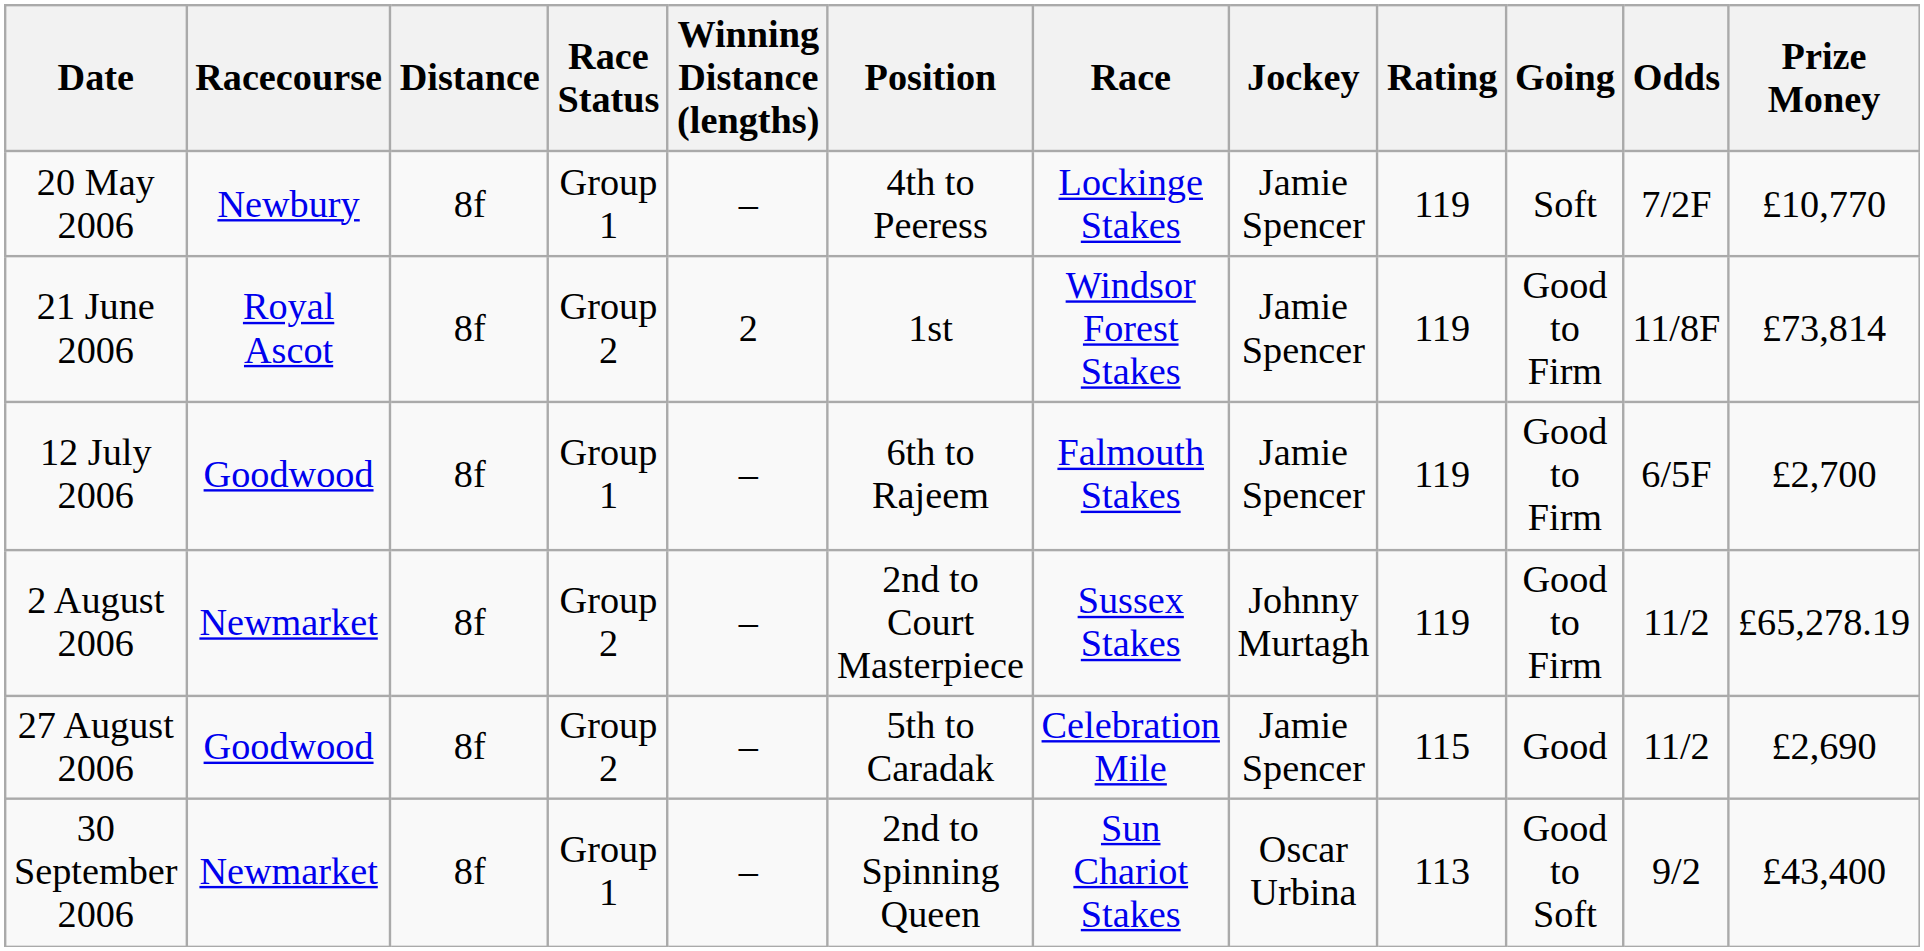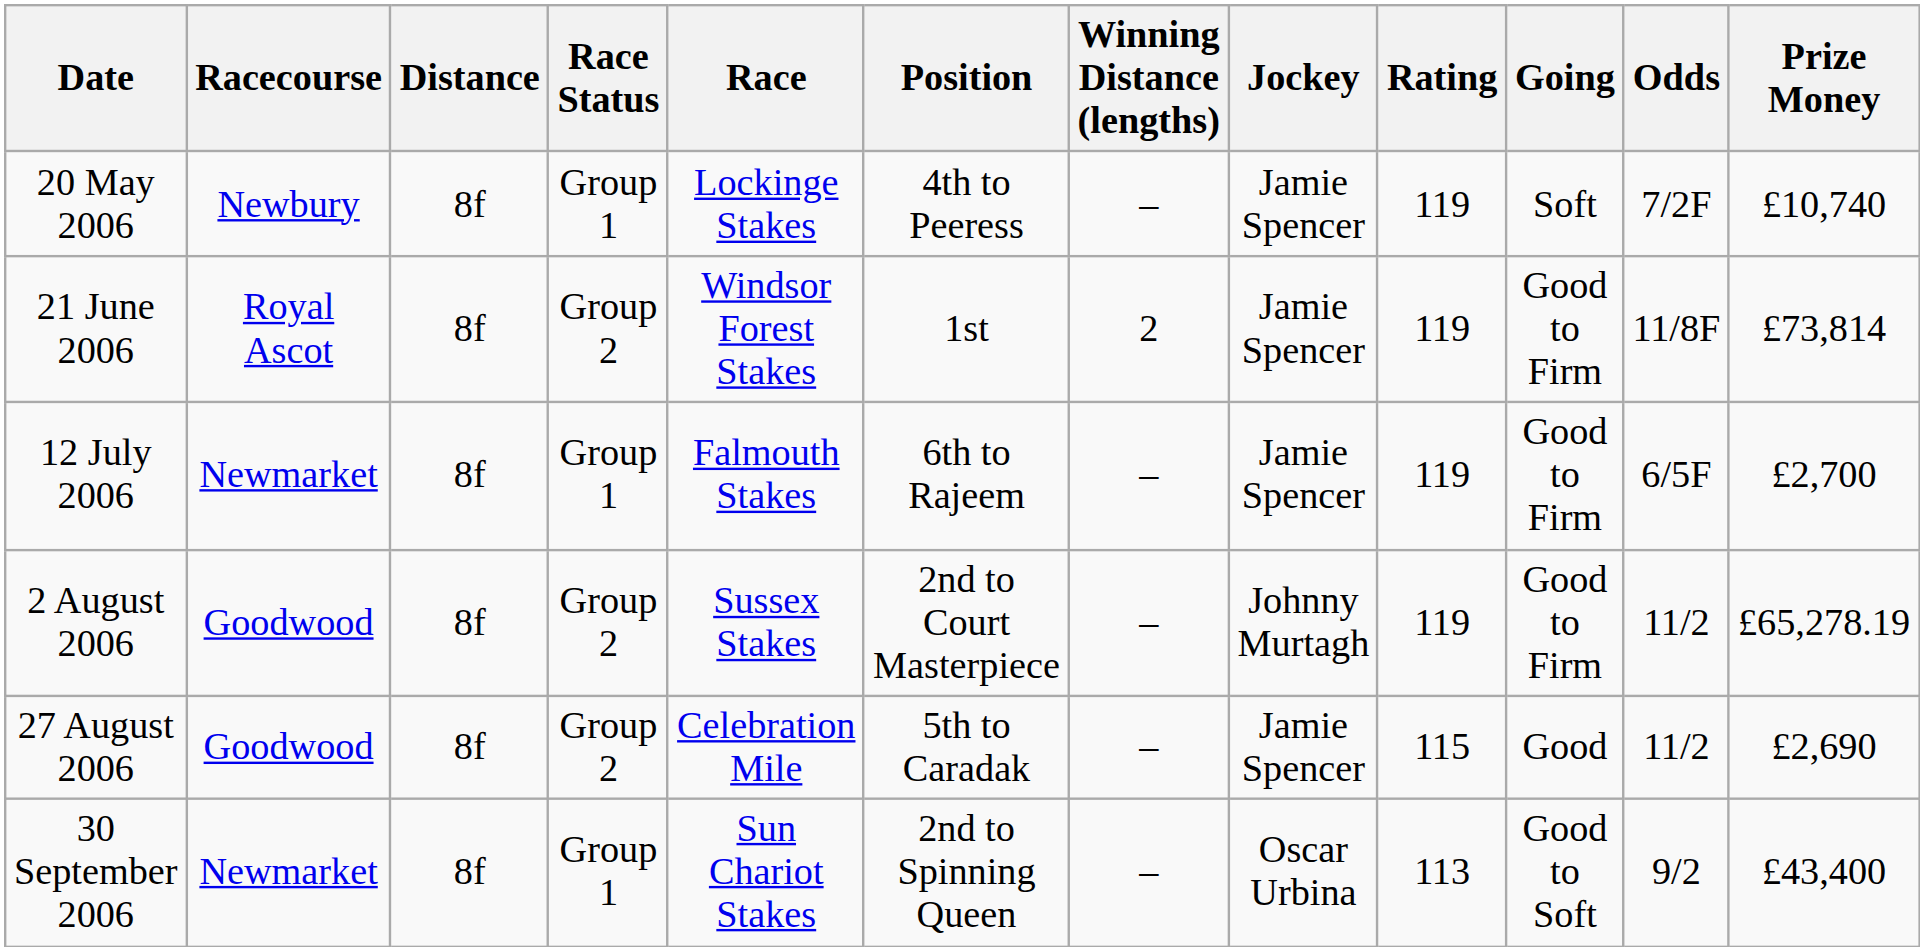columns swapped: (1131, 77) <-> (748, 77)
(1824, 203) £10,770 -> (1824, 203) £10,740
(289, 474) Goodwood -> (289, 474) Newmarket
(289, 621) Newmarket -> (289, 621) Goodwood
